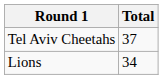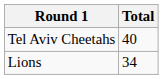(129, 39) 37 -> (129, 39) 40
